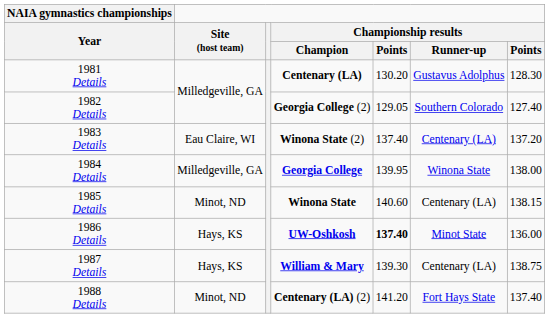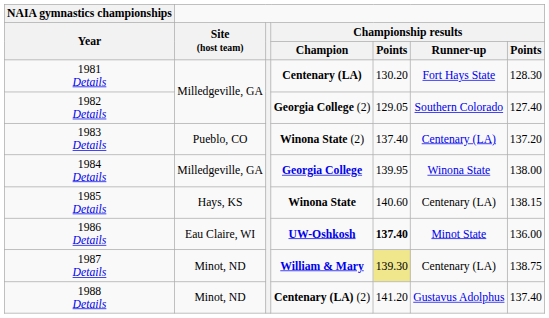(459, 75) Gustavus Adolphus -> (459, 75) Fort Hays State
(220, 139) Eau Claire, WI -> (220, 139) Pueblo, CO
(220, 202) Minot, ND -> (220, 202) Hays, KS
(220, 234) Hays, KS -> (220, 234) Eau Claire, WI
(220, 265) Hays, KS -> (220, 265) Minot, ND
(392, 265) no background -> (392, 265) khaki background
(459, 297) Fort Hays State -> (459, 297) Gustavus Adolphus
